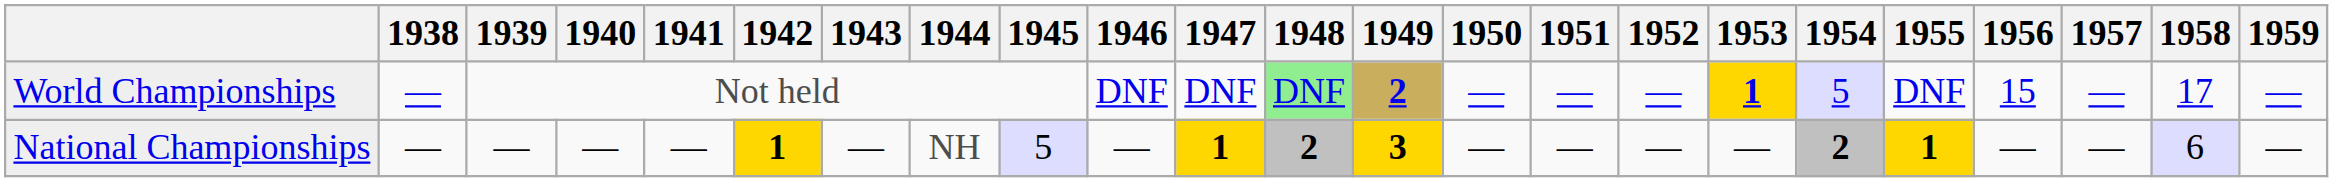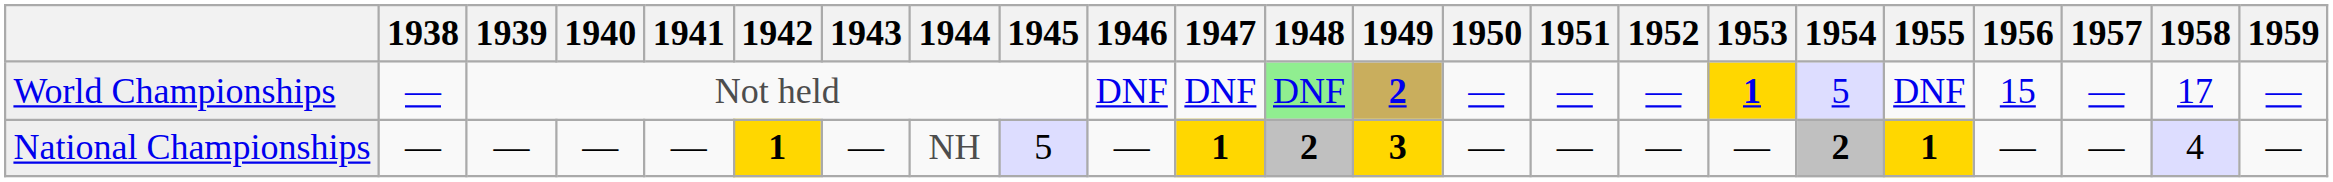(2195, 147) 6 -> (2195, 147) 4
